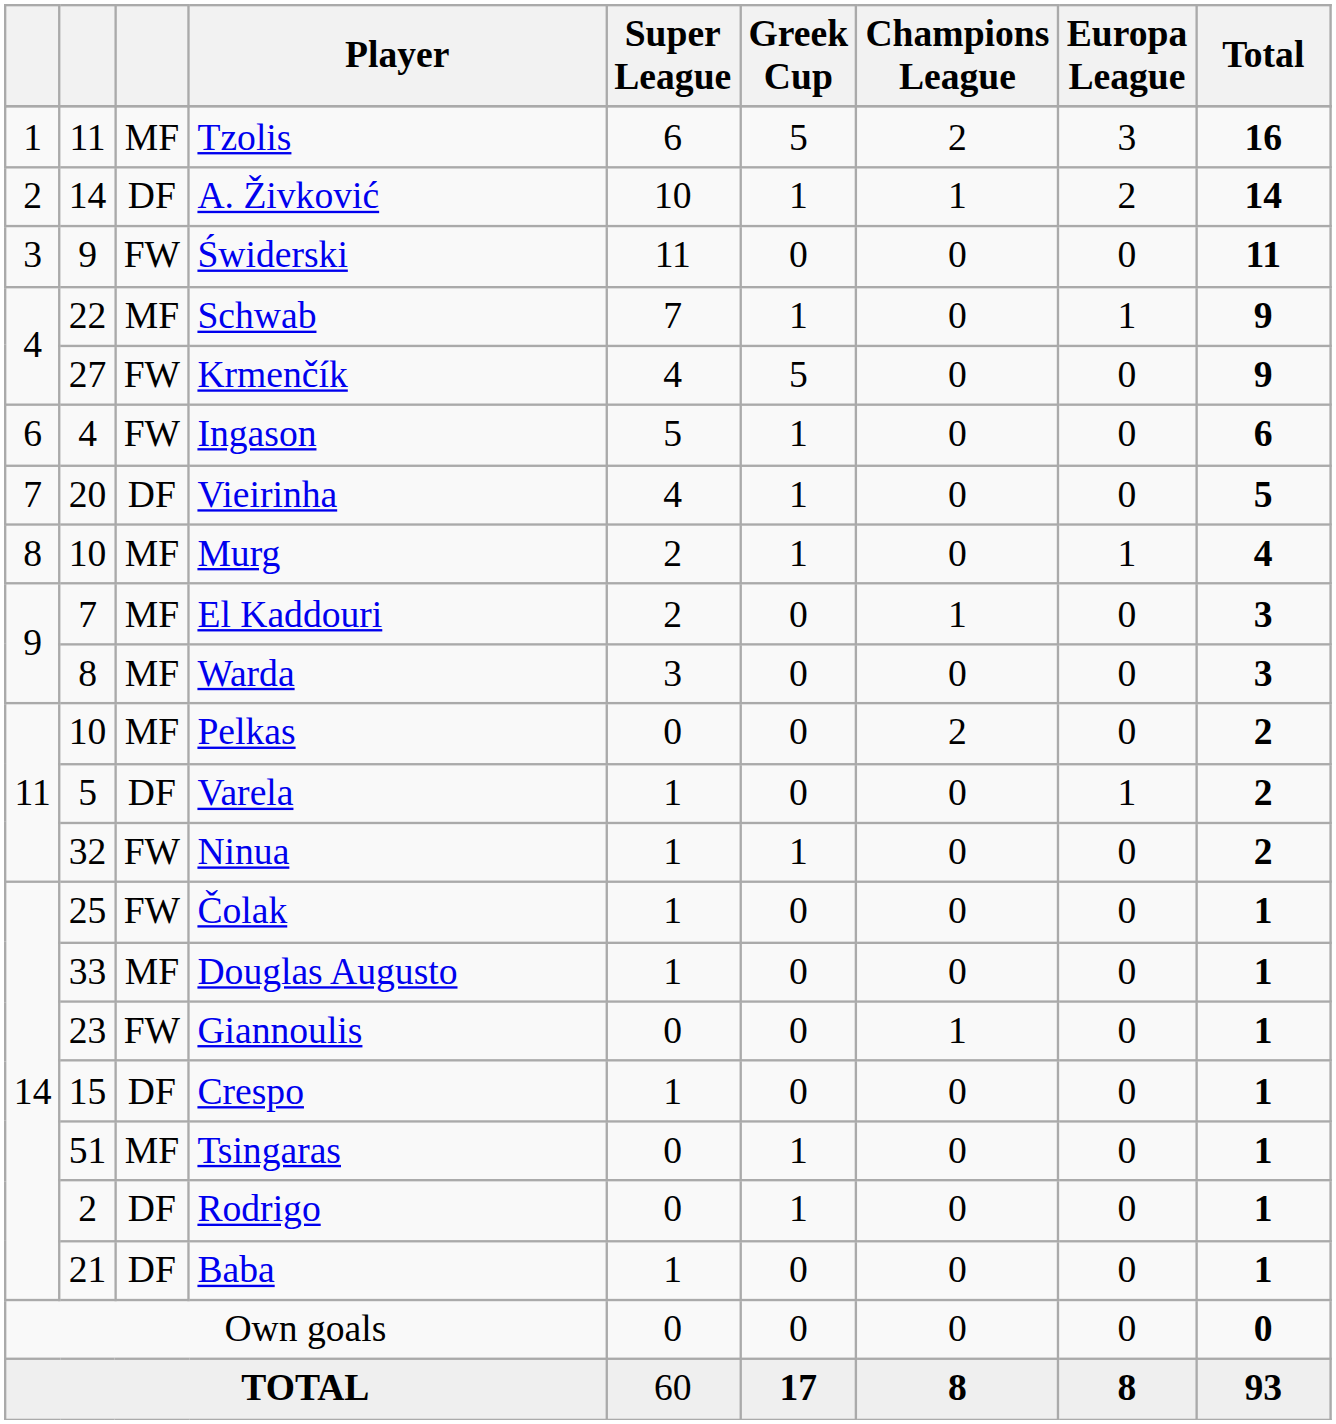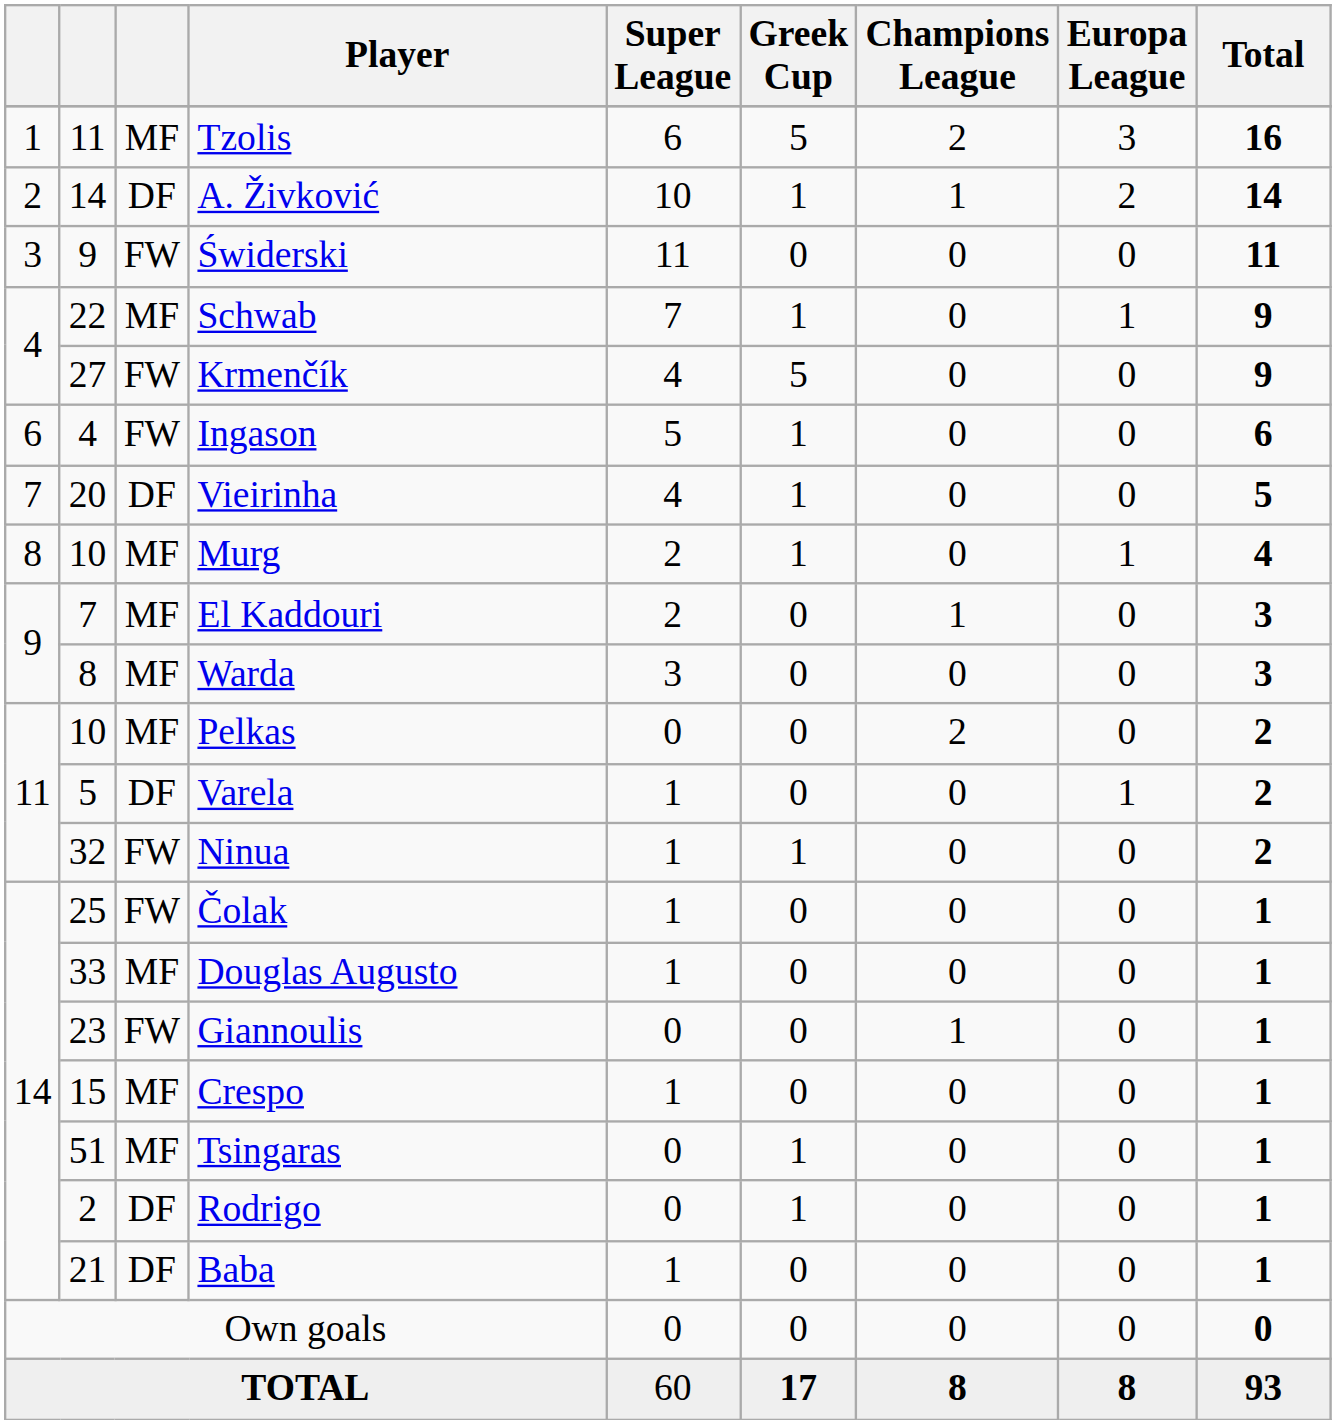(152, 1090) DF -> (152, 1090) MF
